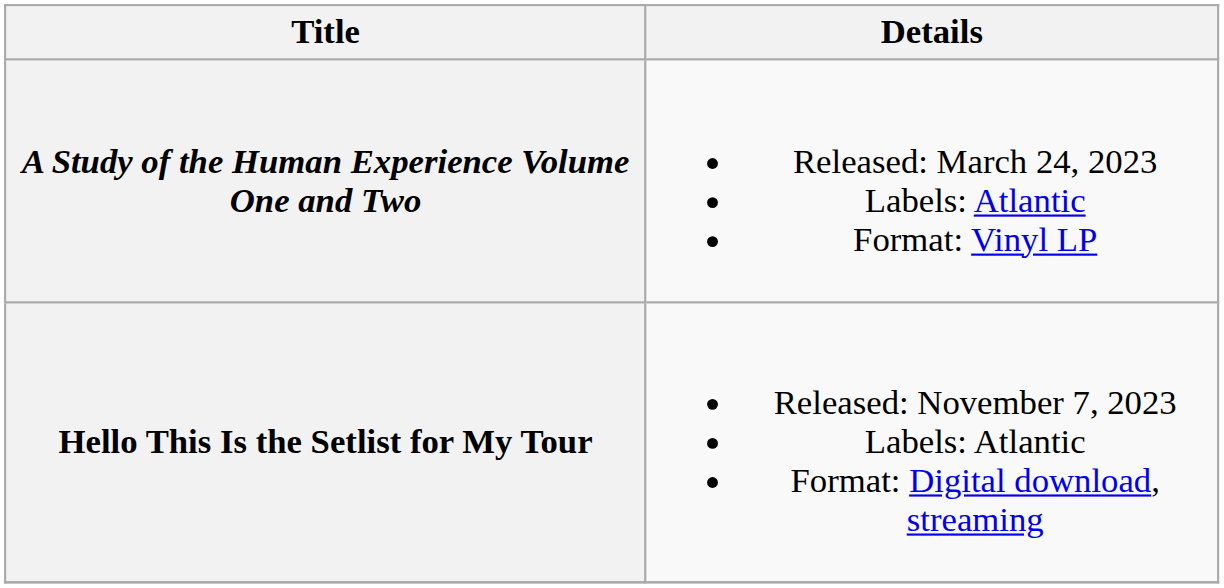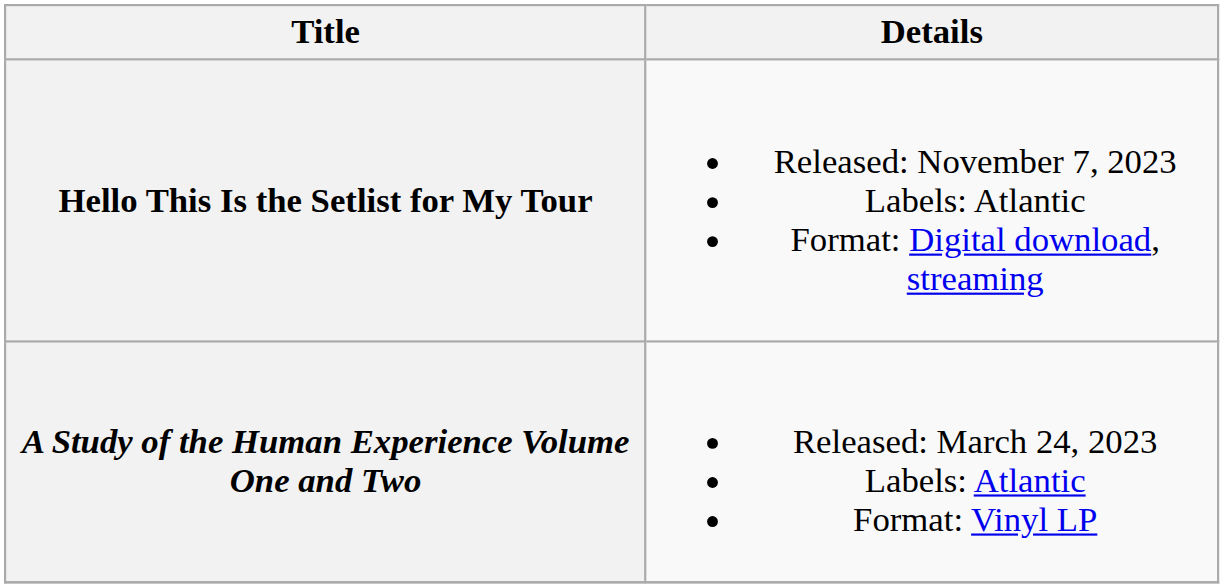rows swapped: (326, 180) <-> (326, 441)
